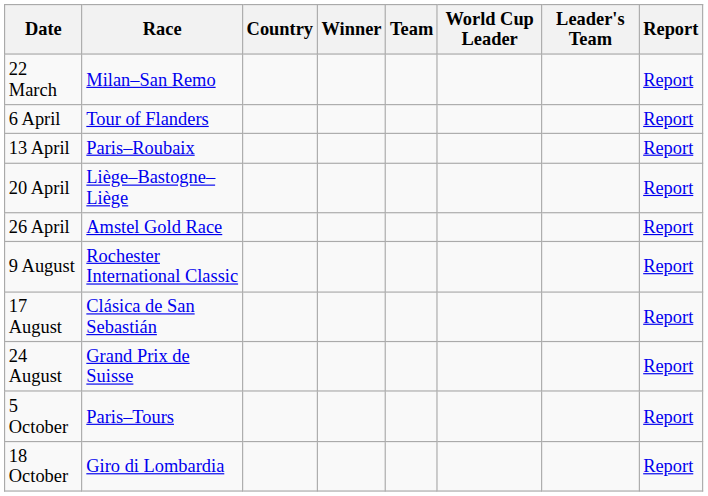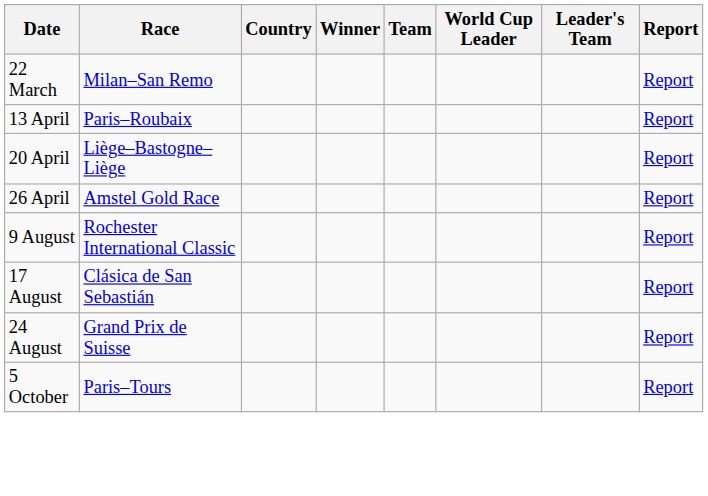- row: (35, 118)
- row: (38, 466)
